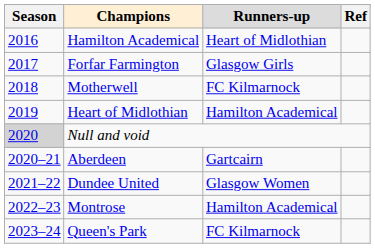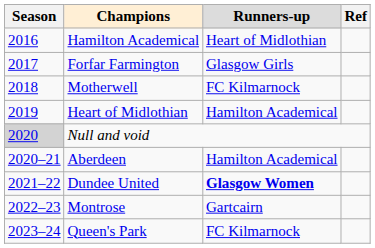(234, 159) Gartcairn -> (272, 159) Hamilton Academical
(258, 183) normal -> (260, 183) bold
(272, 207) Hamilton Academical -> (234, 207) Gartcairn
